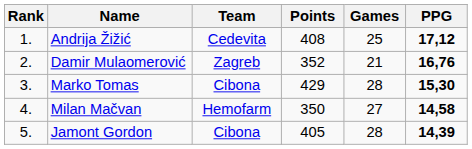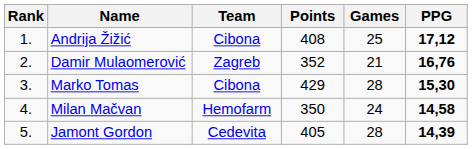(237, 39) Cedevita -> (237, 39) Cibona
(375, 109) 27 -> (375, 109) 24
(237, 132) Cibona -> (237, 132) Cedevita
